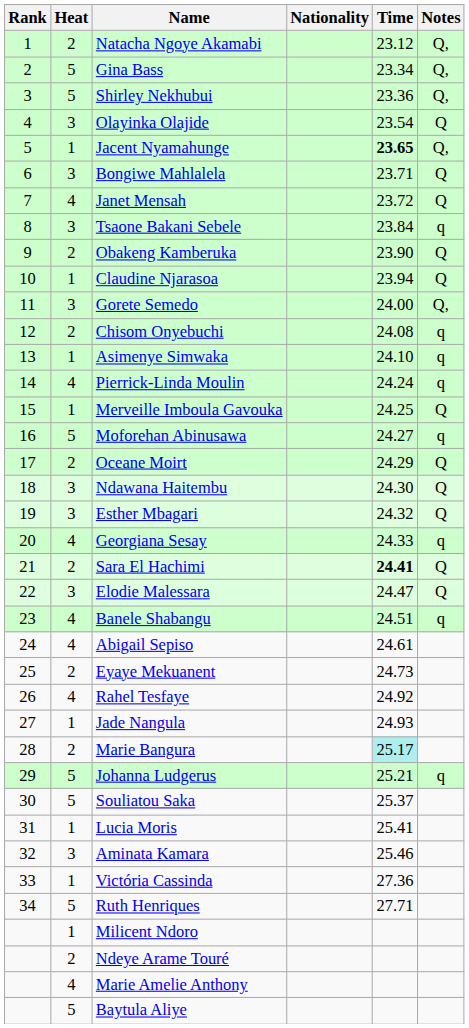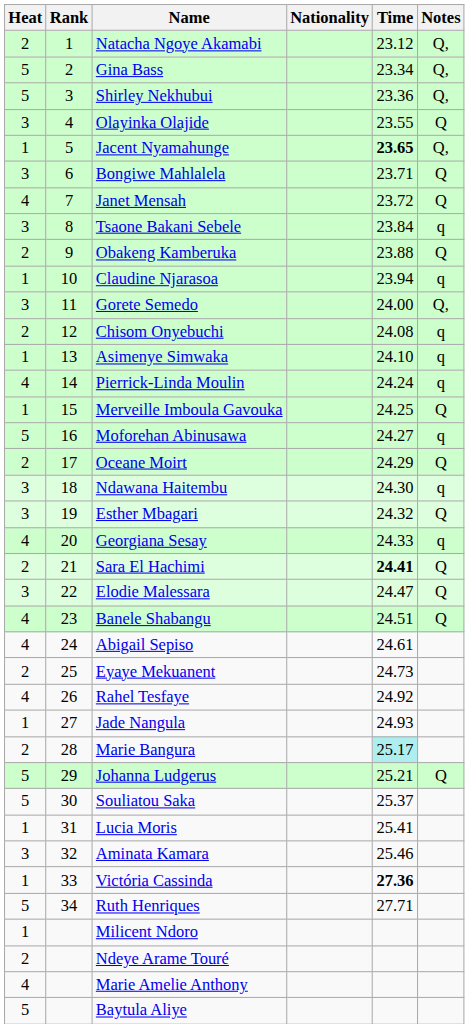columns swapped: (28, 17) <-> (71, 17)
(395, 122) 23.54 -> (395, 122) 23.55
(395, 252) 23.90 -> (395, 252) 23.88
(441, 278) Q -> (441, 278) q
(441, 488) Q -> (441, 488) q
(441, 618) q -> (441, 618) Q
(441, 775) q -> (441, 775) Q
(395, 880) normal -> (395, 880) bold
